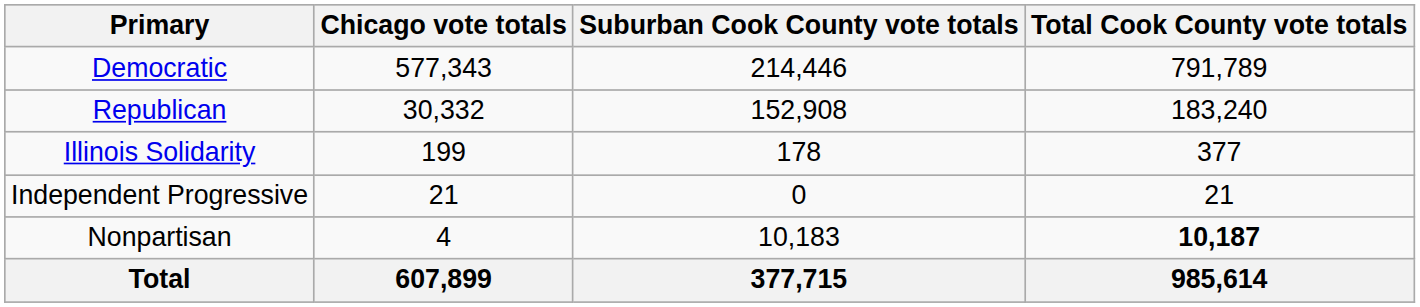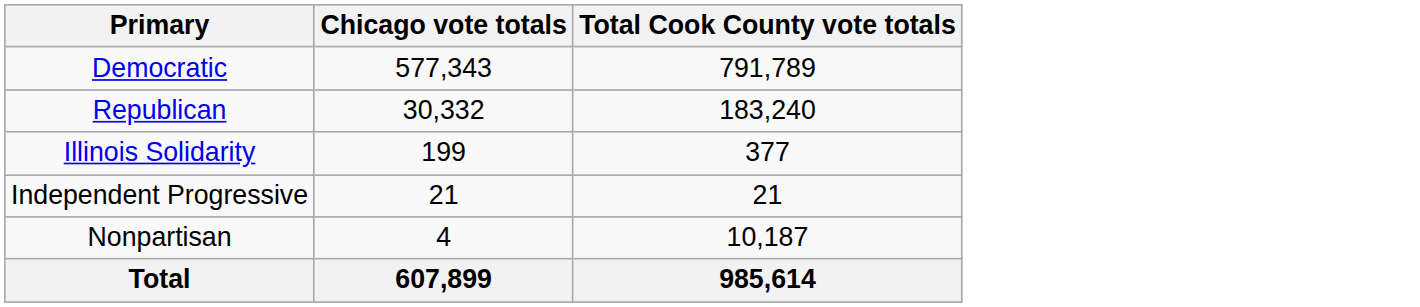- column: (799, 25)
(1219, 237) bold -> (767, 237) normal
